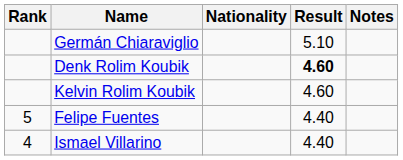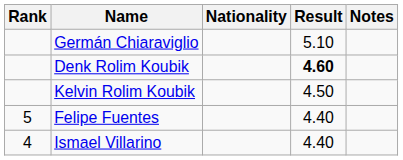(318, 92) 4.60 -> (318, 92) 4.50
